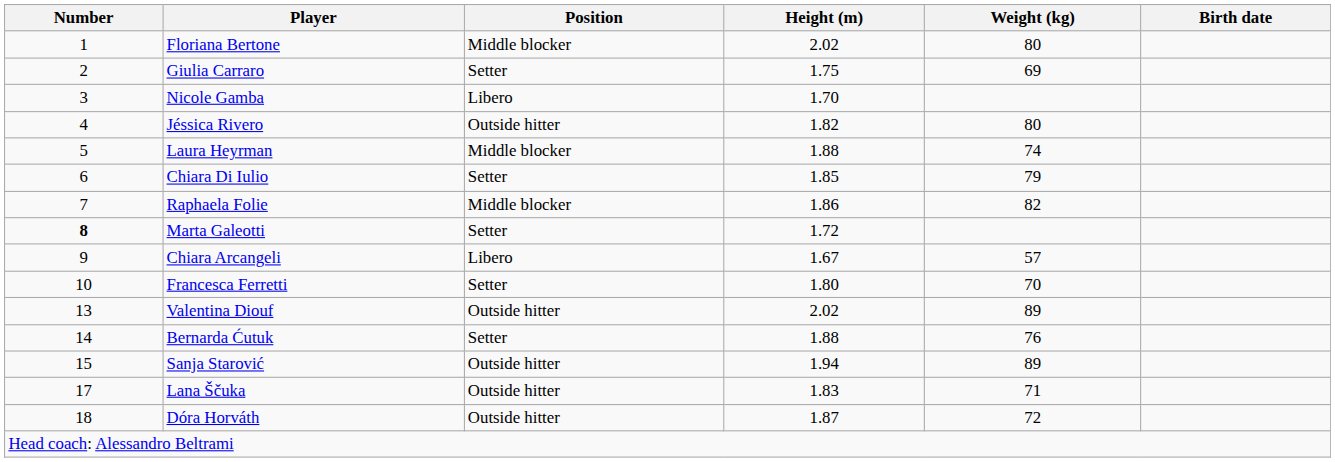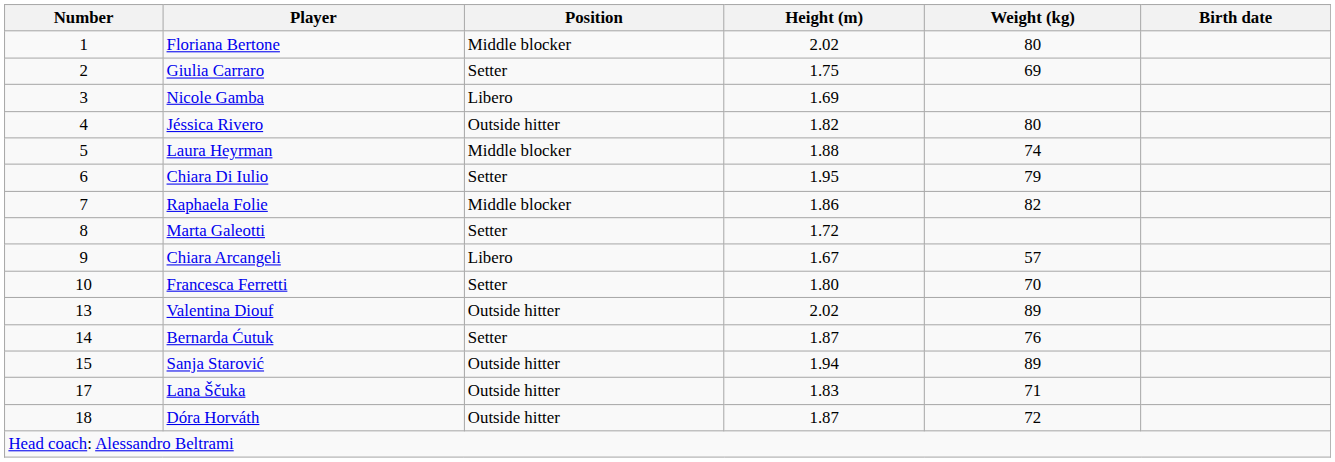(824, 97) 1.70 -> (824, 97) 1.69
(824, 177) 1.85 -> (824, 177) 1.95
(84, 230) bold -> (84, 230) normal
(824, 337) 1.88 -> (824, 337) 1.87
